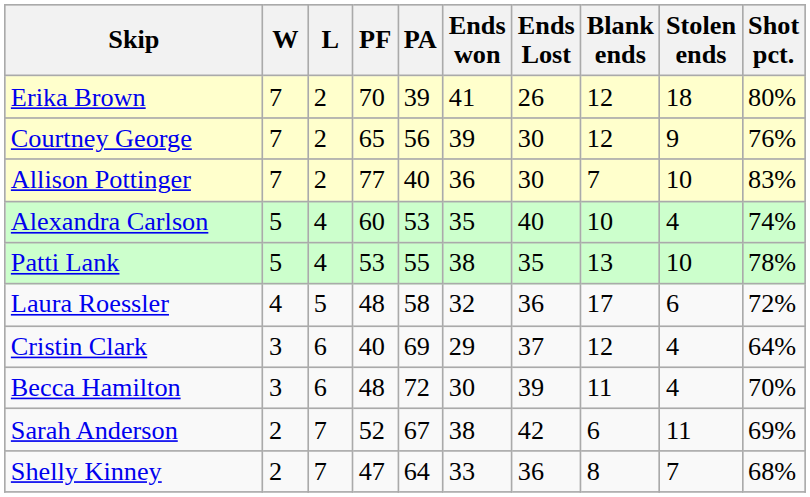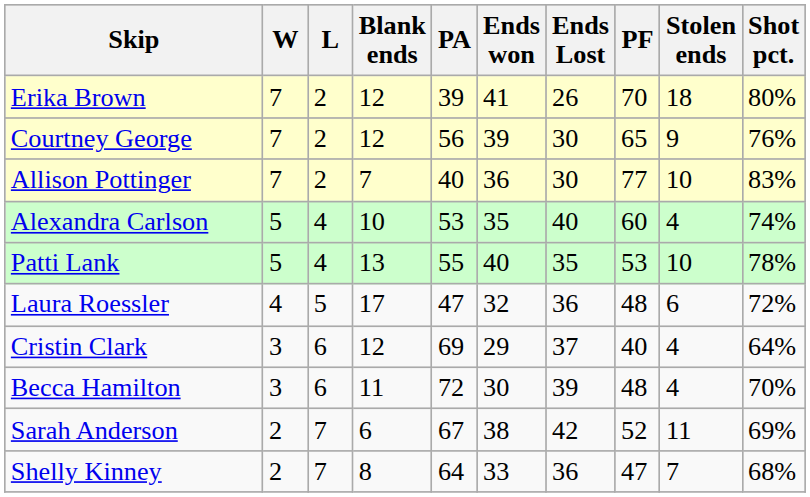columns swapped: (375, 40) <-> (620, 40)
(462, 262) 38 -> (496, 262) 40
(417, 304) 58 -> (451, 304) 47
